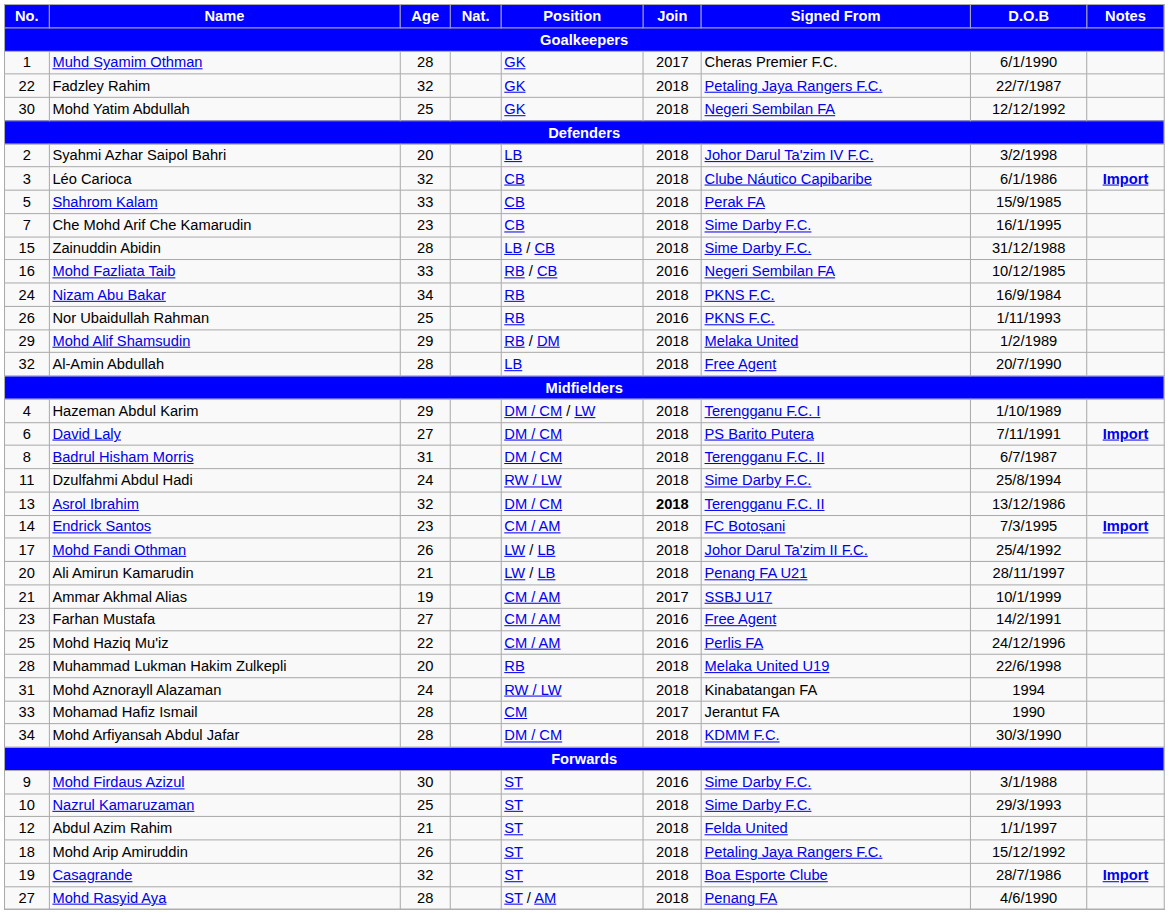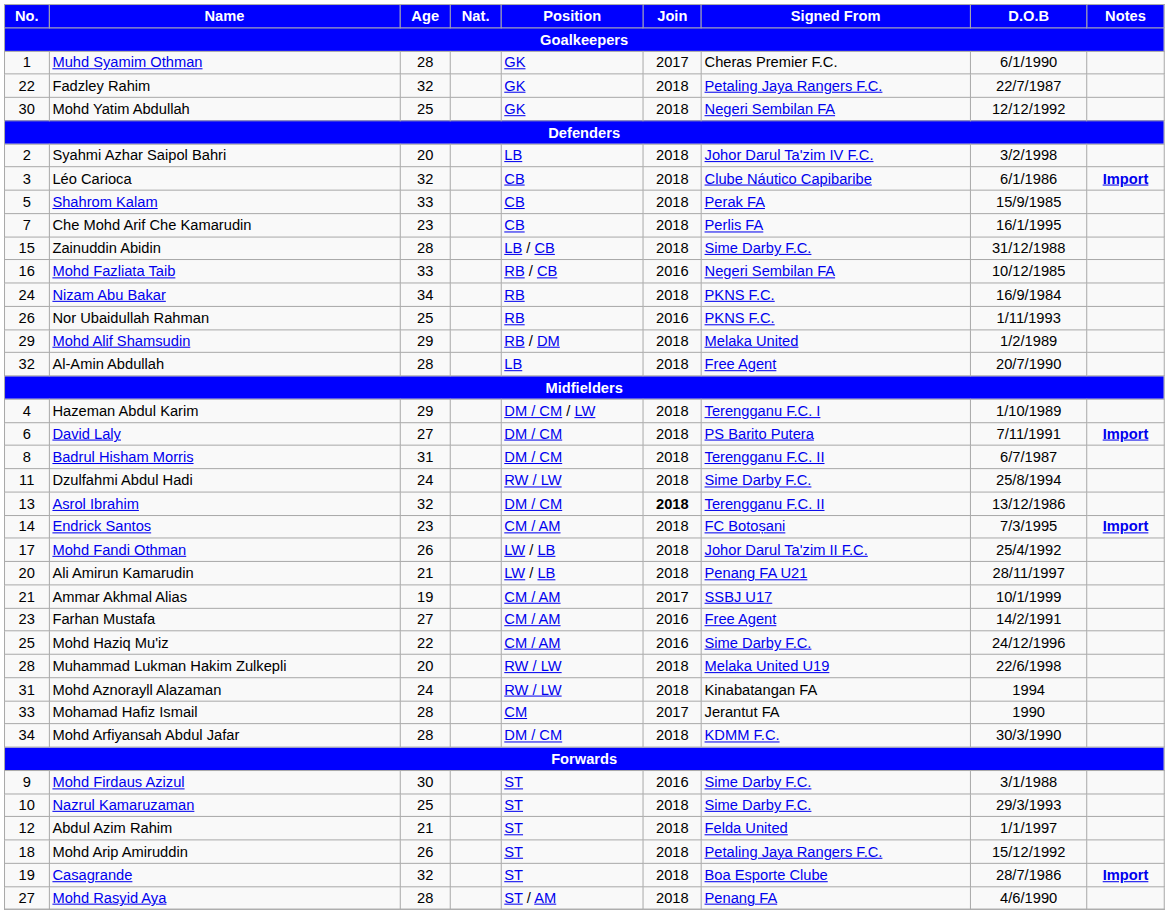(758, 225) Sime Darby F.C. -> (734, 225) Perlis FA
(734, 643) Perlis FA -> (758, 643) Sime Darby F.C.
(514, 666) RB -> (533, 666) RW / LW
